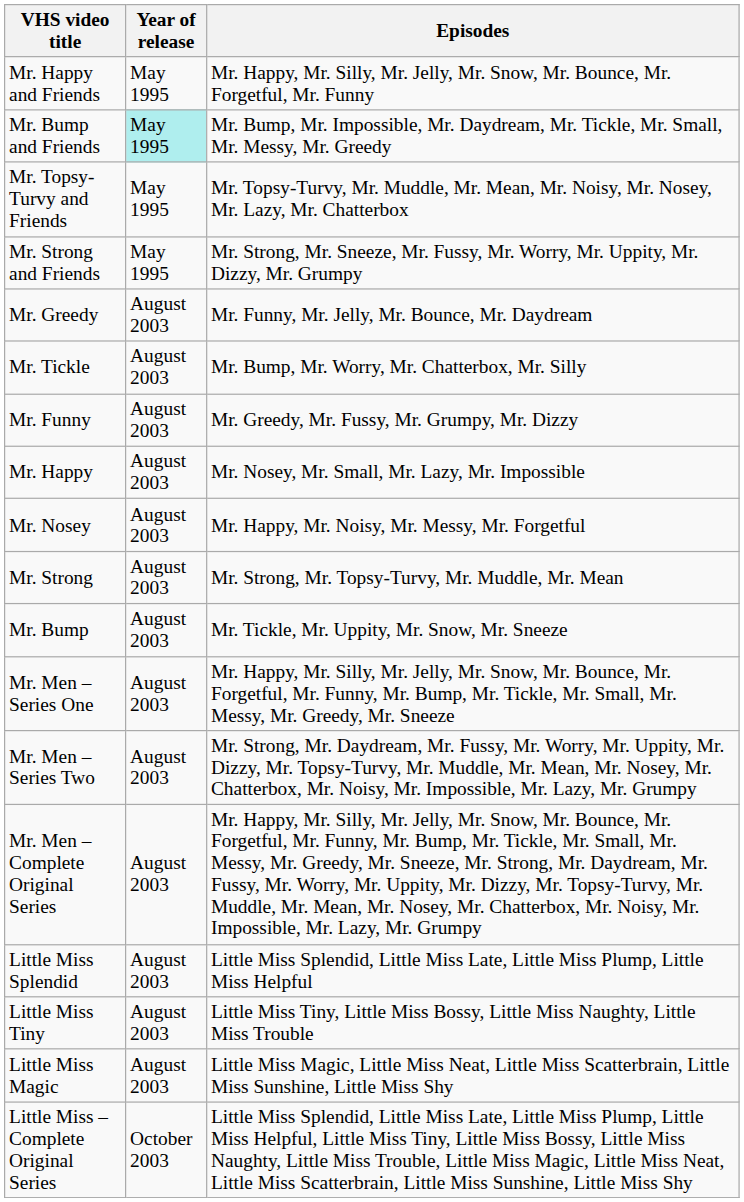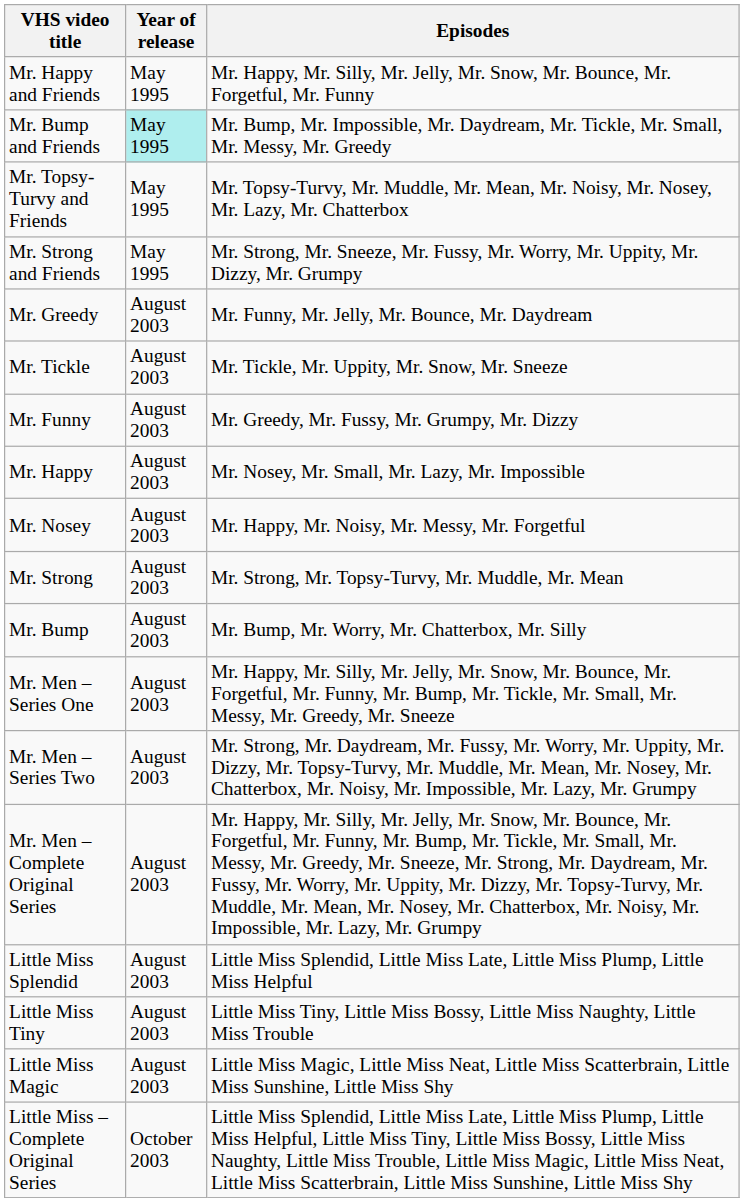(399, 367) Mr. Bump, Mr. Worry, Mr. Chatterbox, Mr. Silly -> (389, 367) Mr. Tickle, Mr. Uppity, Mr. Snow, Mr. Sneeze
(389, 629) Mr. Tickle, Mr. Uppity, Mr. Snow, Mr. Sneeze -> (399, 629) Mr. Bump, Mr. Worry, Mr. Chatterbox, Mr. Silly
